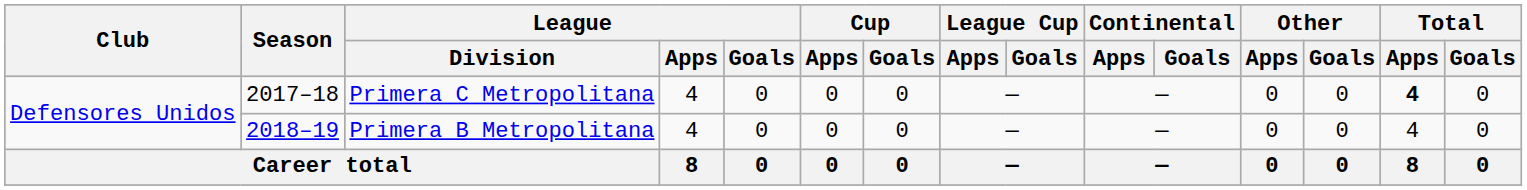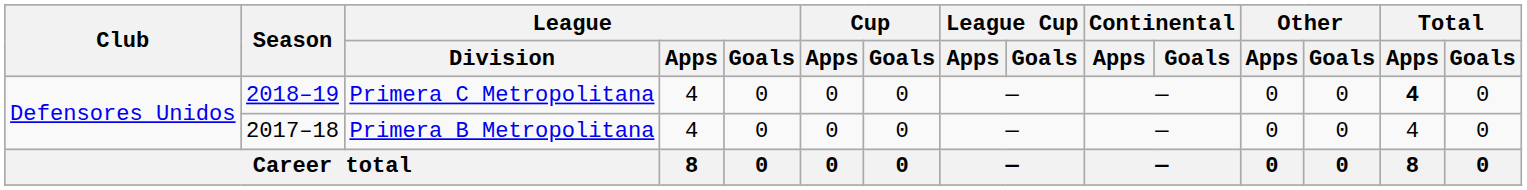(293, 95) 2017–18 -> (293, 95) 2018–19
(293, 131) 2018–19 -> (293, 131) 2017–18
